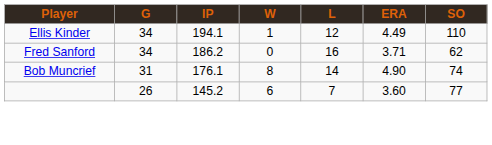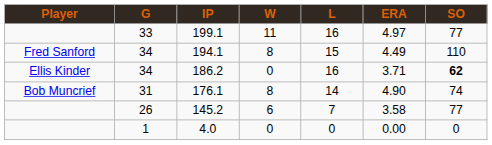+ row: (208, 33)
(60, 33) Ellis Kinder -> (60, 52) Fred Sanford
(270, 33) 1 -> (270, 52) 8
(332, 33) 12 -> (332, 52) 15
(60, 52) Fred Sanford -> (60, 71) Ellis Kinder
(456, 52) normal -> (456, 71) bold
(394, 91) 3.60 -> (394, 110) 3.58
+ row: (208, 129)
